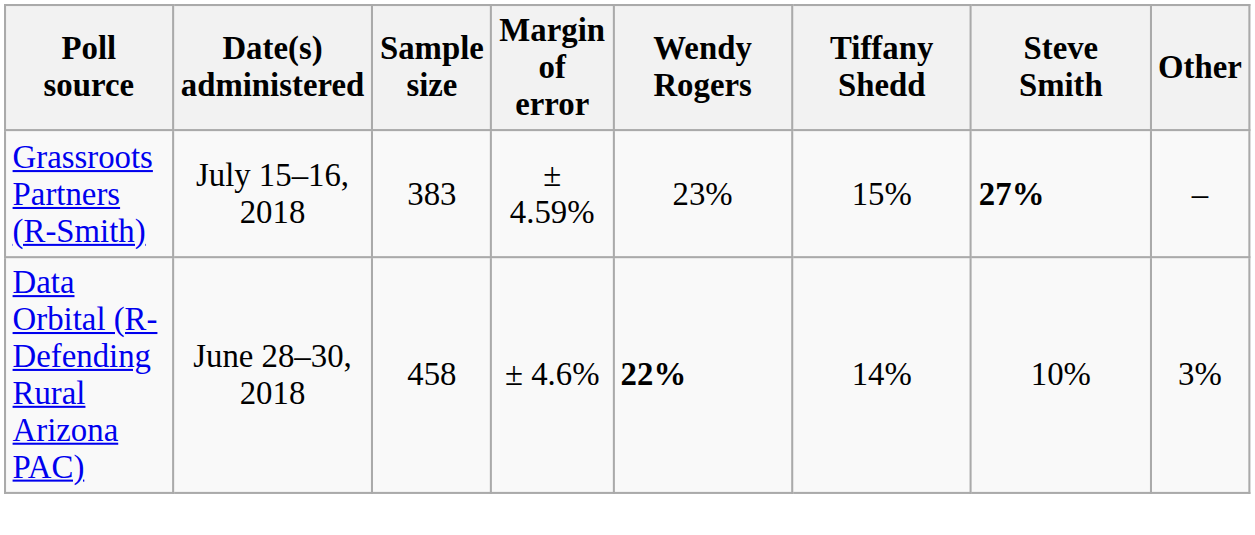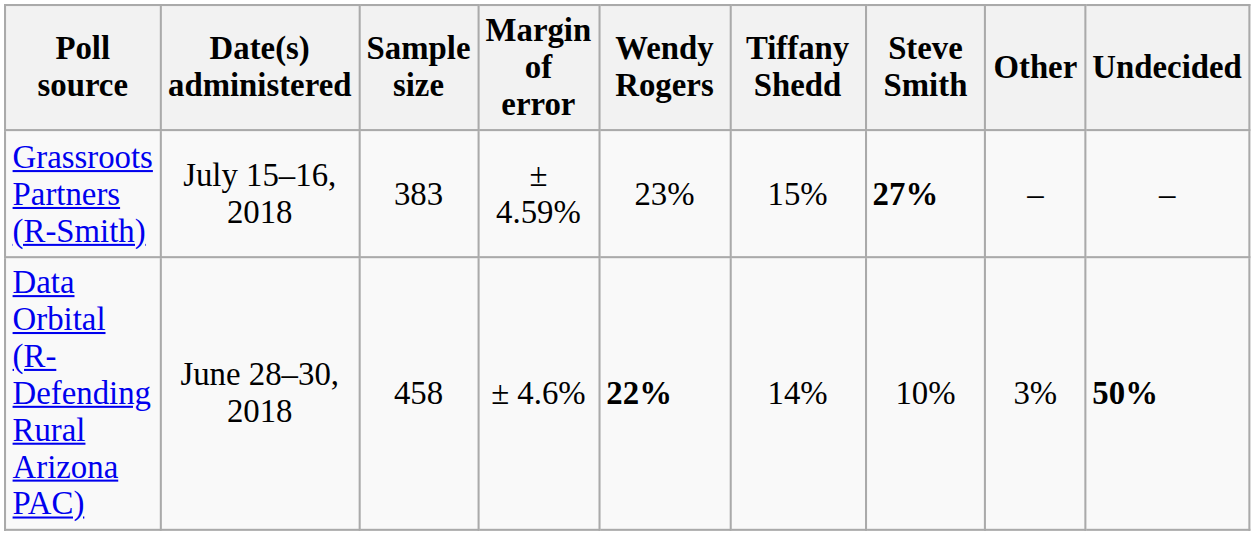+ column: (1167, 67)
